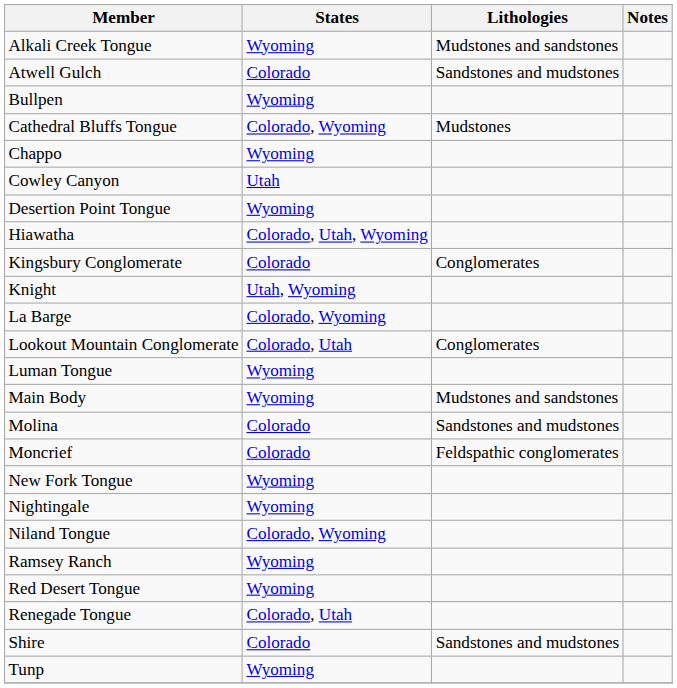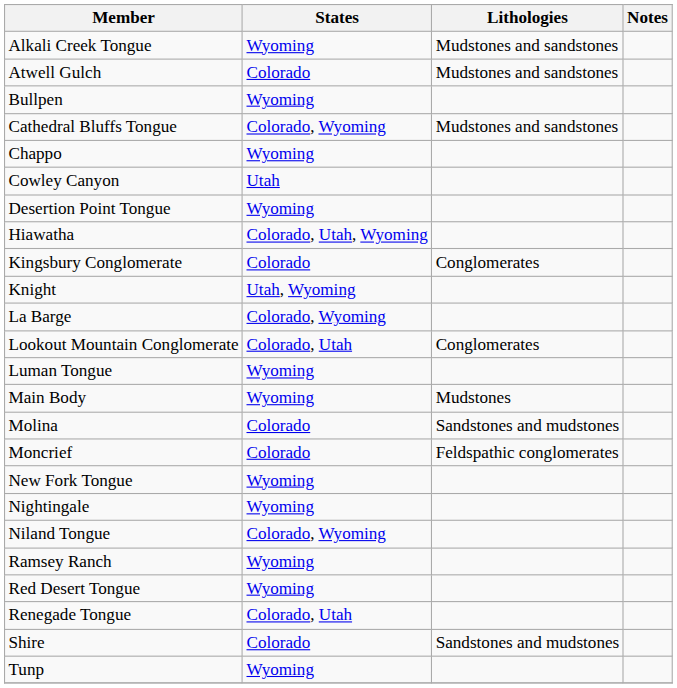(527, 72) Sandstones and mudstones -> (527, 72) Mudstones and sandstones
(473, 126) Mudstones -> (527, 126) Mudstones and sandstones
(527, 398) Mudstones and sandstones -> (473, 398) Mudstones
